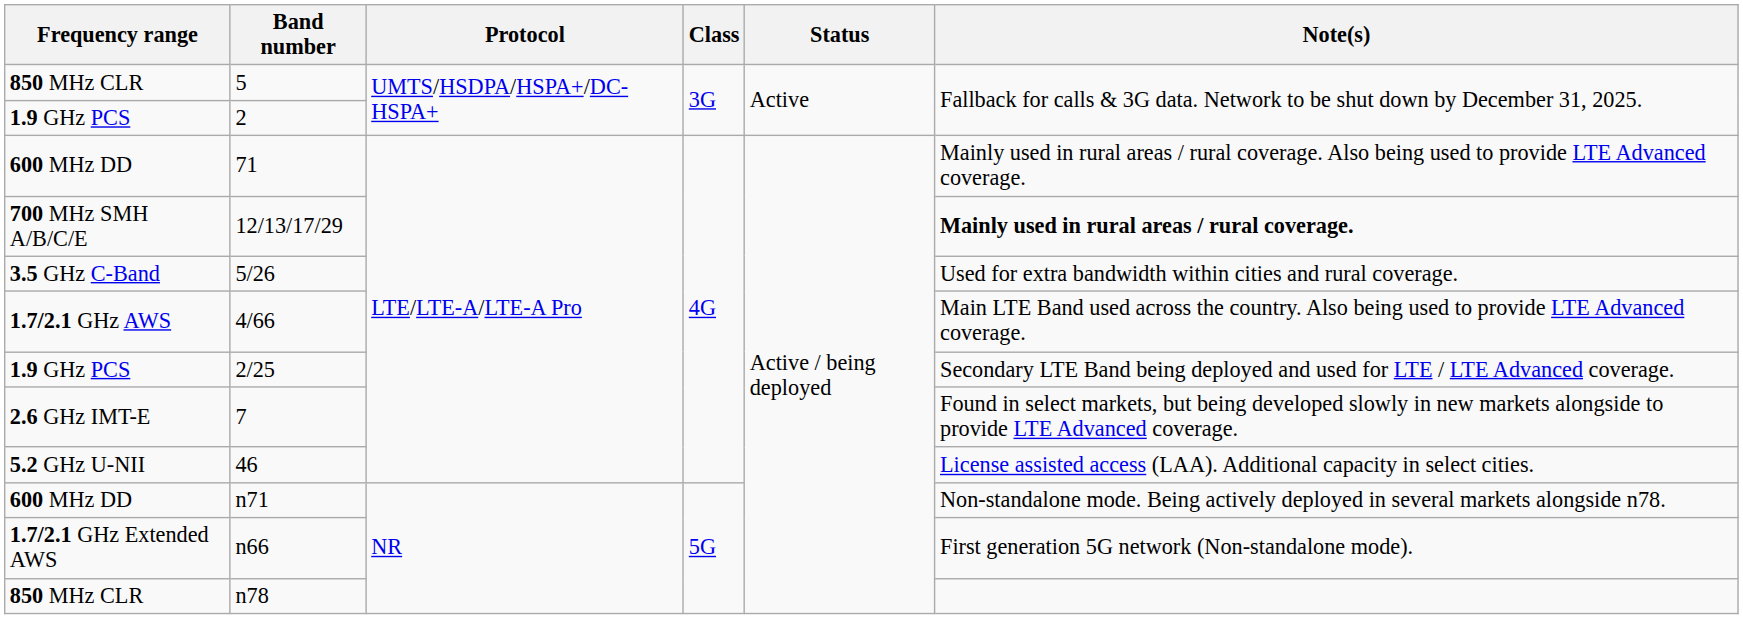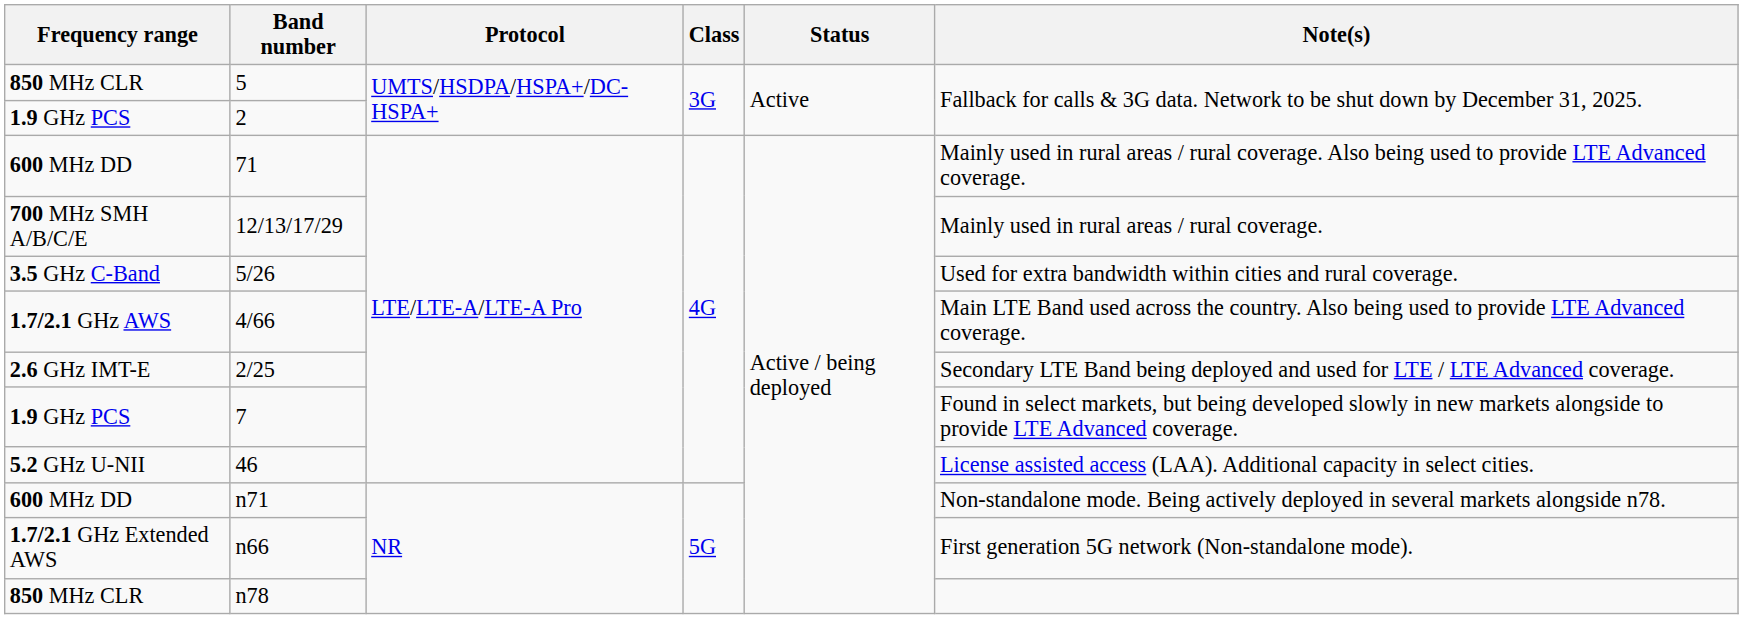(1147, 225) bold -> (1131, 225) normal
(70, 369) 1.9 GHz PCS -> (80, 369) 2.6 GHz IMT-E
(80, 416) 2.6 GHz IMT-E -> (70, 416) 1.9 GHz PCS
